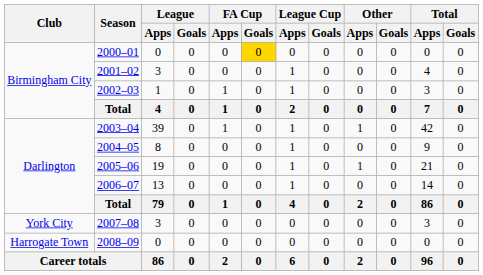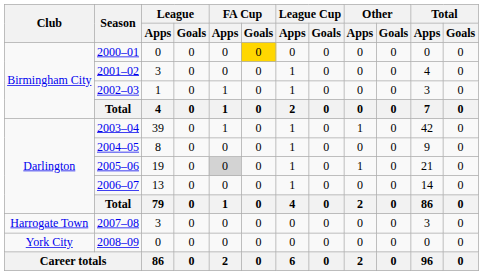(225, 166) no background -> (225, 166) lightgrey background
(49, 223) York City -> (49, 223) Harrogate Town
(49, 242) Harrogate Town -> (49, 242) York City
